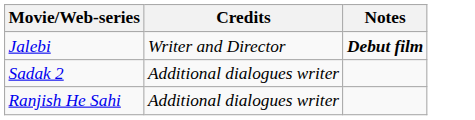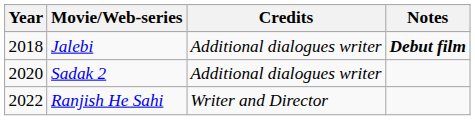+ column: (26, 18)
(217, 45) Writer and Director -> (286, 45) Additional dialogues writer
(243, 100) Additional dialogues writer -> (259, 100) Writer and Director
